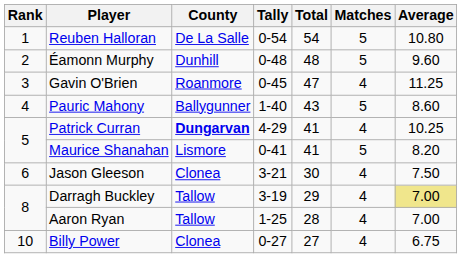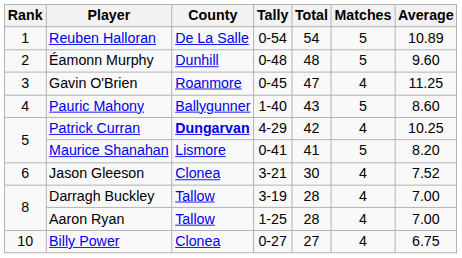(426, 38) 10.80 -> (426, 38) 10.89
(311, 128) 41 -> (311, 128) 42
(426, 173) 7.50 -> (426, 173) 7.52
(311, 196) 29 -> (311, 196) 28
(426, 196) khaki background -> (426, 196) no background
